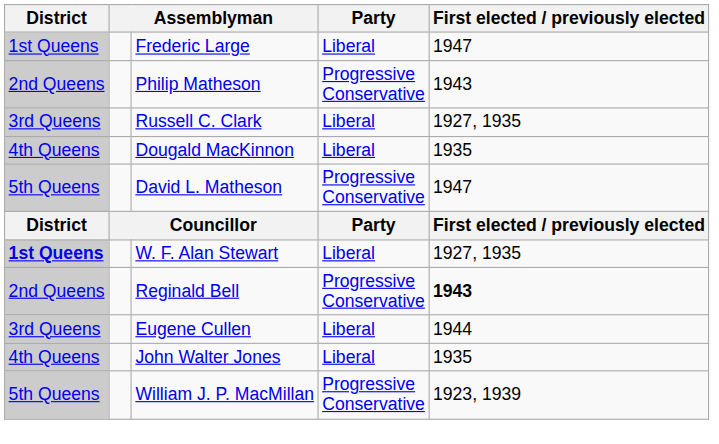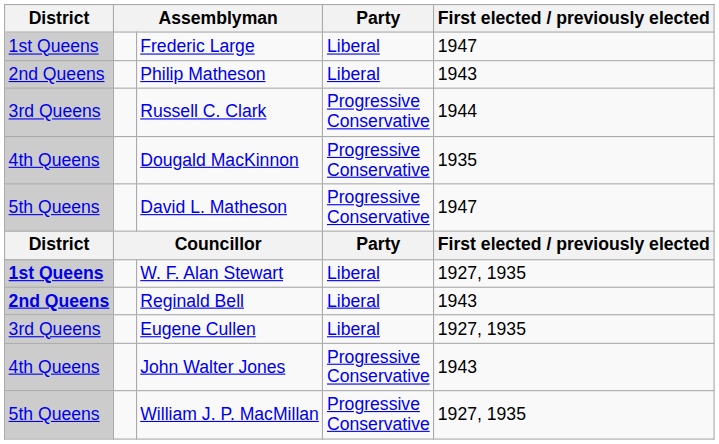(374, 84) Progressive Conservative -> (353, 74) Liberal
(349, 121) Liberal -> (378, 112) Progressive Conservative
(477, 121) 1927, 1935 -> (457, 112) 1944
(349, 149) Liberal -> (378, 159) Progressive Conservative
(57, 291) normal -> (59, 301) bold
(374, 291) Progressive Conservative -> (353, 301) Liberal
(453, 291) bold -> (457, 301) normal
(453, 329) 1944 -> (482, 329) 1927, 1935
(349, 356) Liberal -> (378, 366) Progressive Conservative
(453, 356) 1935 -> (457, 366) 1943
(477, 394) 1923, 1939 -> (482, 414) 1927, 1935
